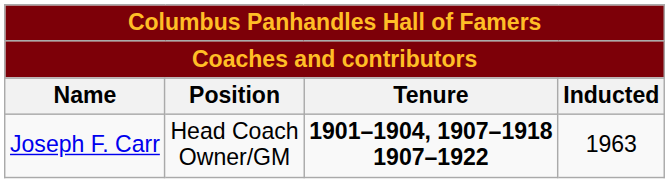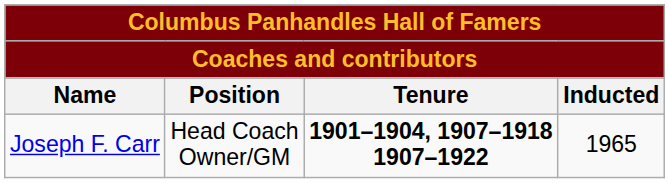(611, 145) 1963 -> (611, 145) 1965
